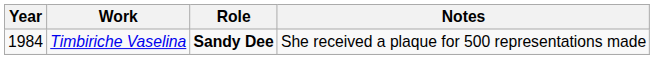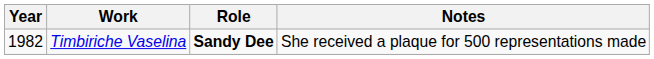(26, 41) 1984 -> (26, 41) 1982
